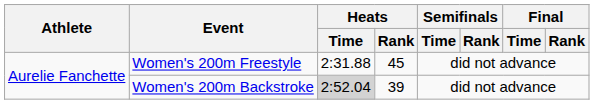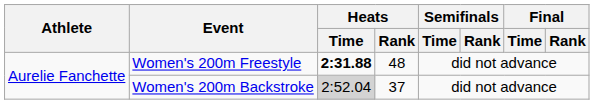(346, 64) normal -> (346, 64) bold
(396, 64) 45 -> (397, 64) 48
(396, 88) 39 -> (397, 88) 37
